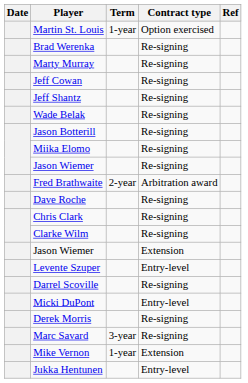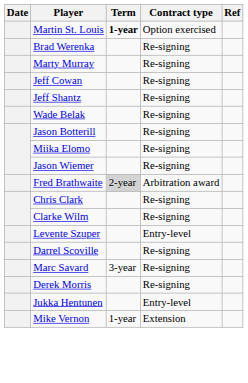(122, 30) normal -> (123, 30) bold
(122, 183) no background -> (122, 183) lightgrey background
- row: (60, 200)
- row: (63, 251)
- row: (64, 302)
rows swapped: (61, 336) <-> (62, 319)
rows swapped: (61, 353) <-> (68, 370)
